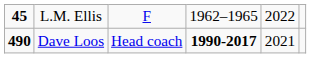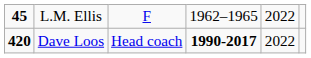(19, 40) 490 -> (19, 40) 420
(280, 40) 2021 -> (280, 40) 2022
